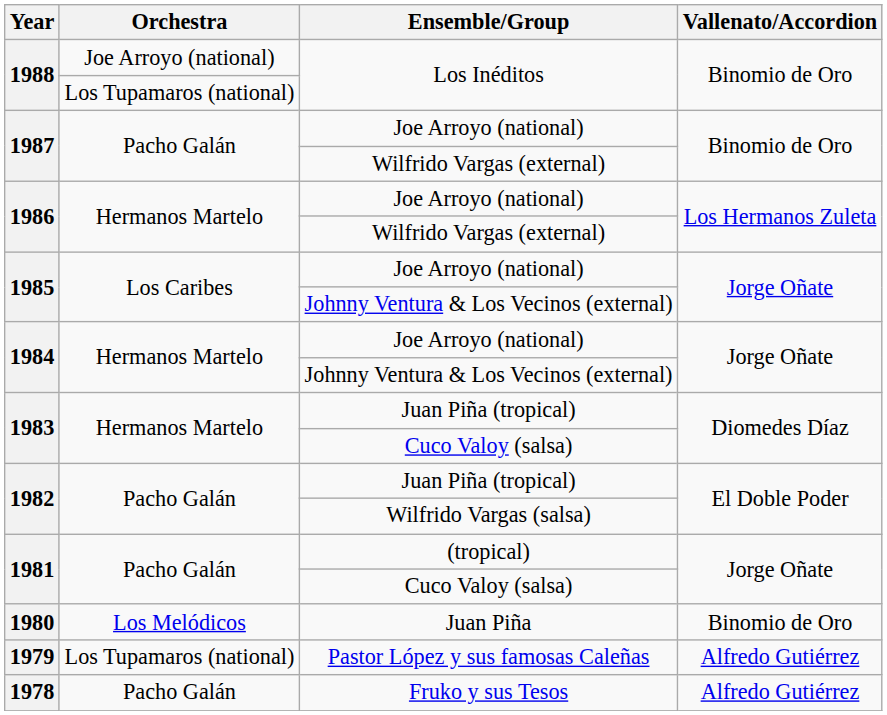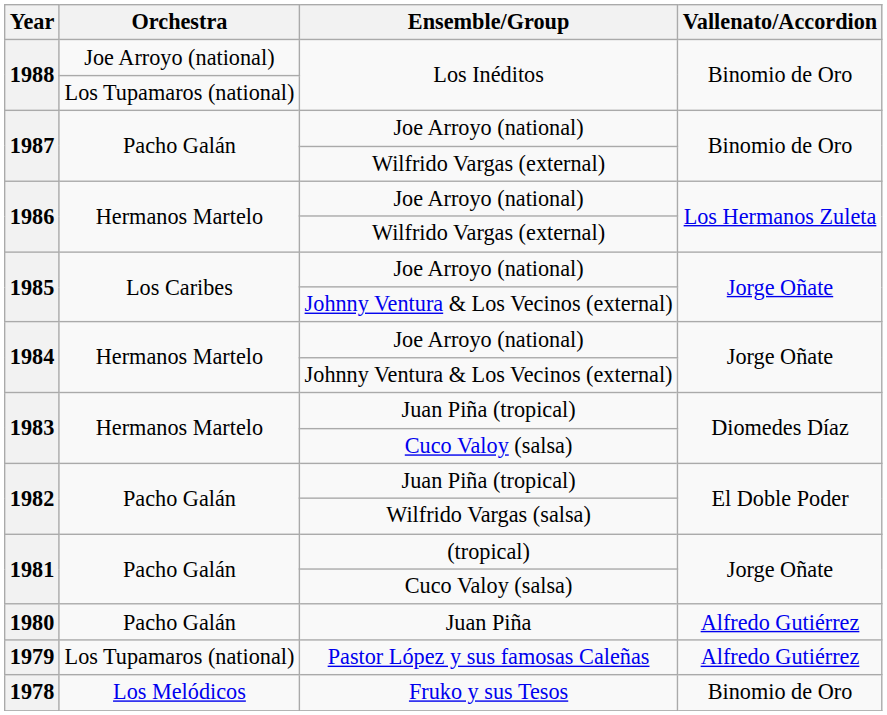(179, 621) Los Melódicos -> (179, 621) Pacho Galán
(780, 621) Binomio de Oro -> (780, 621) Alfredo Gutiérrez
(179, 692) Pacho Galán -> (179, 692) Los Melódicos
(780, 692) Alfredo Gutiérrez -> (780, 692) Binomio de Oro
